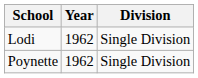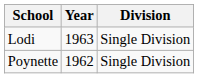(79, 38) 1962 -> (79, 38) 1963
